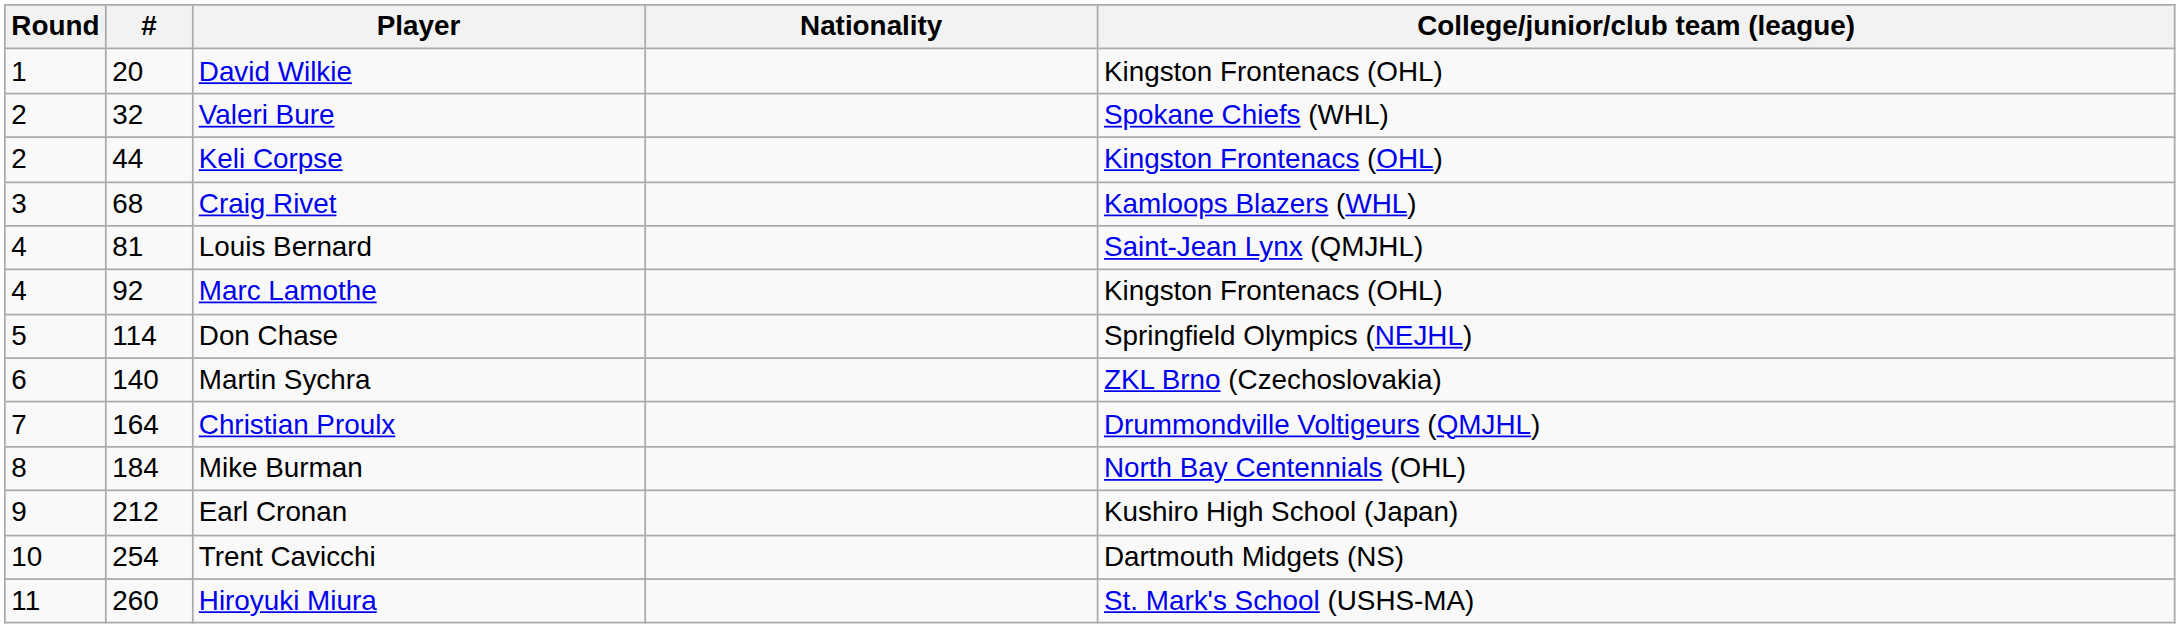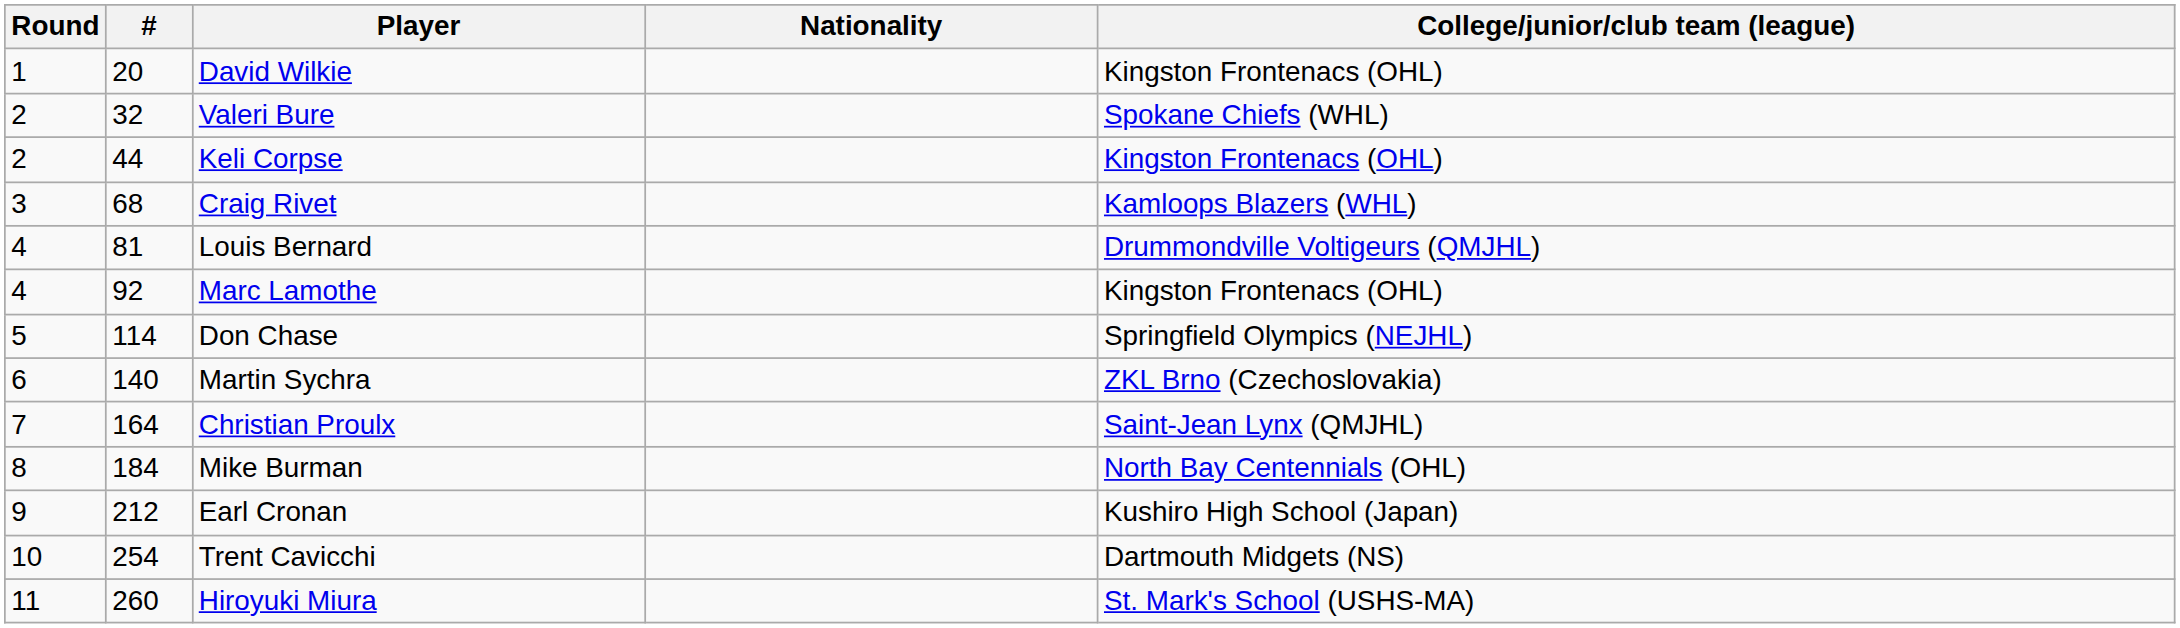(1264, 247) Saint-Jean Lynx (QMJHL) -> (1322, 247) Drummondville Voltigeurs (QMJHL)
(1322, 423) Drummondville Voltigeurs (QMJHL) -> (1264, 423) Saint-Jean Lynx (QMJHL)
